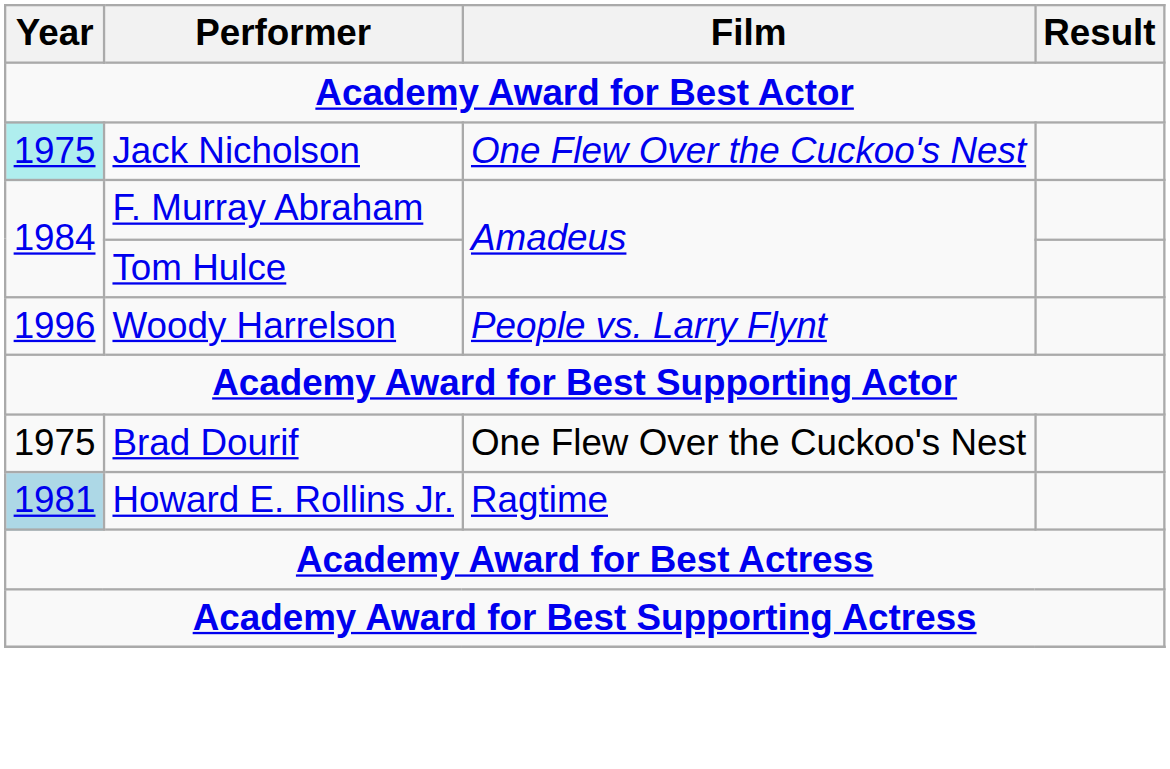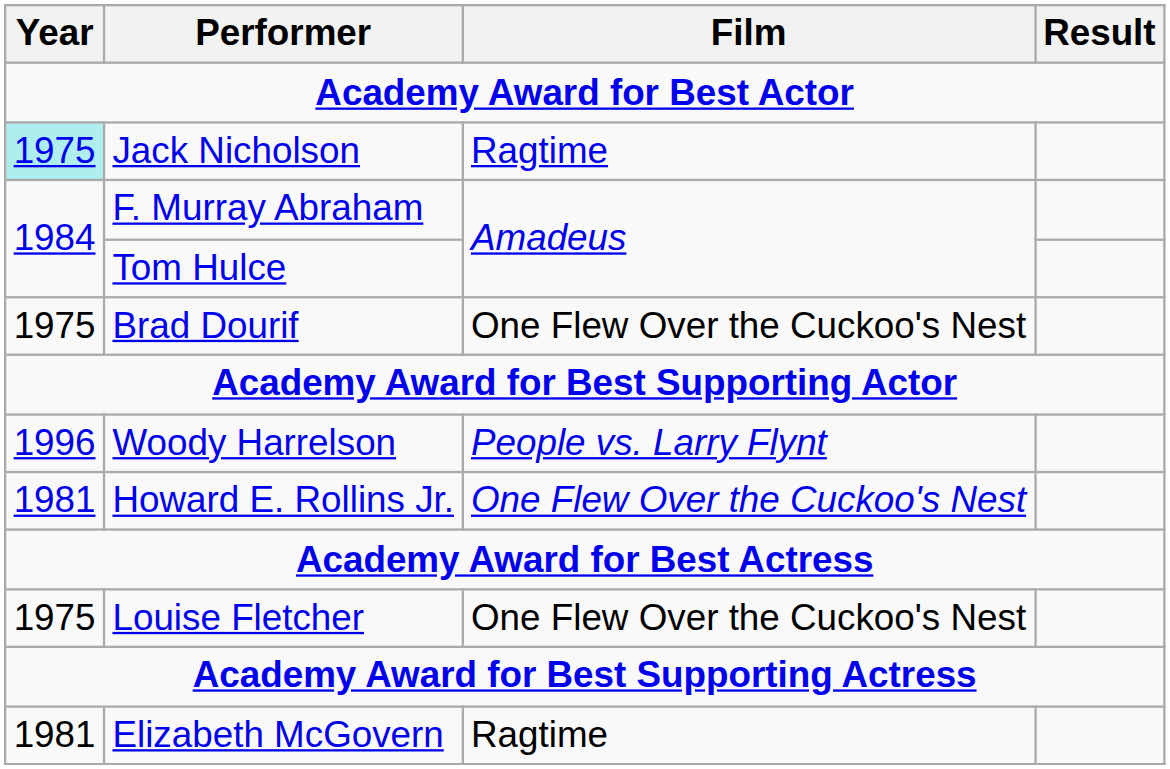(749, 150) One Flew Over the Cuckoo's Nest -> (539, 150) Ragtime
rows swapped: (254, 325) <-> (206, 442)
(55, 500) lightblue background -> (55, 500) no background
(539, 500) Ragtime -> (749, 500) One Flew Over the Cuckoo's Nest
+ row: (238, 617)
+ row: (278, 734)
